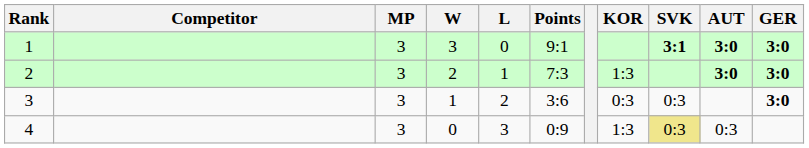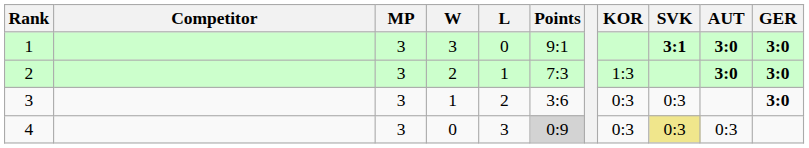(557, 128) no background -> (557, 128) lightgrey background
(623, 128) 1:3 -> (623, 128) 0:3
